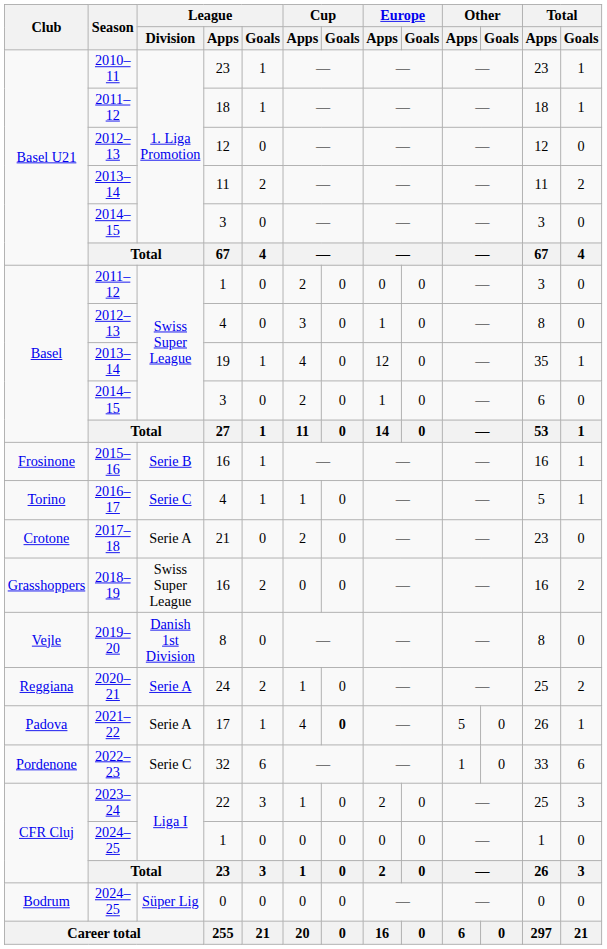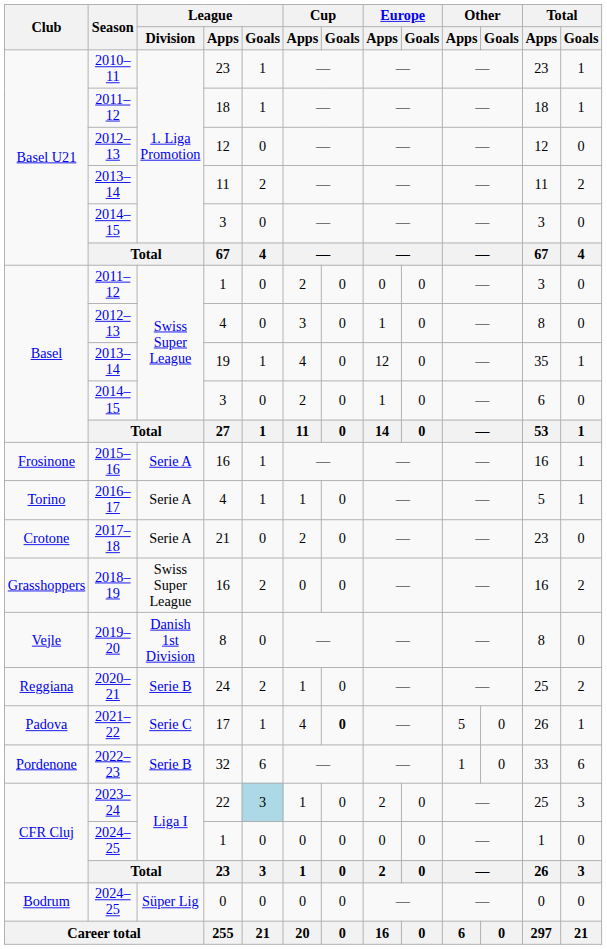(170, 461) Serie B -> (170, 461) Serie A
(170, 500) Serie C -> (170, 500) Serie A
(170, 686) Serie A -> (170, 686) Serie B
(170, 725) Serie A -> (170, 725) Serie C
(170, 763) Serie C -> (170, 763) Serie B
(263, 802) no background -> (263, 802) lightblue background
